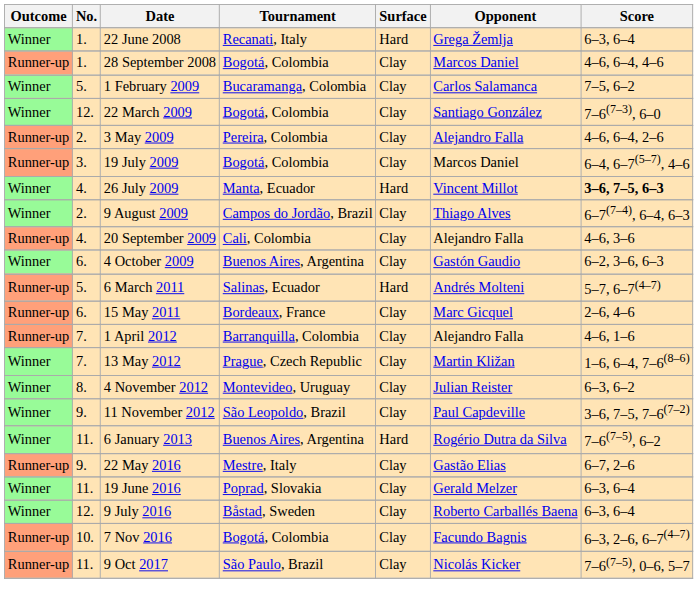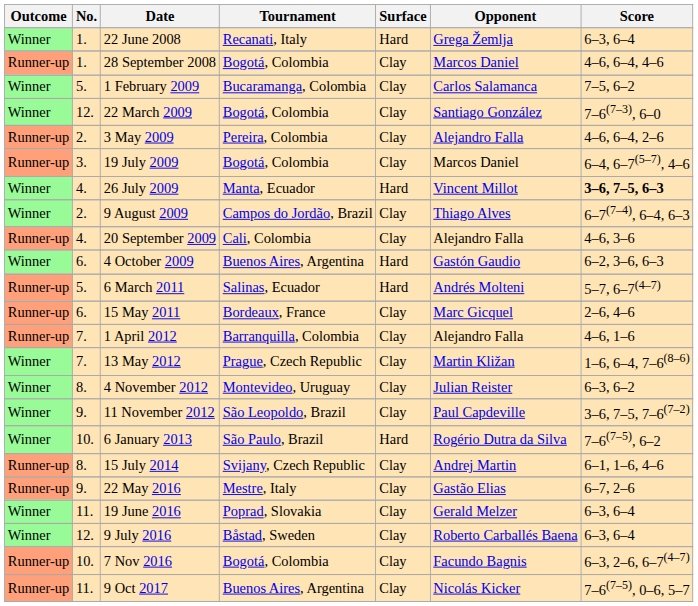(393, 261) Clay -> (394, 261) Hard
(85, 439) 11. -> (85, 439) 10.
(293, 439) Buenos Aires, Argentina -> (273, 439) São Paulo, Brazil
+ row: (141, 464)
(273, 564) São Paulo, Brazil -> (293, 587) Buenos Aires, Argentina
